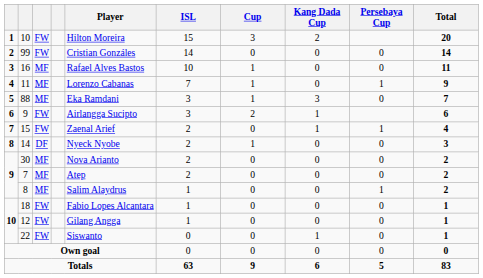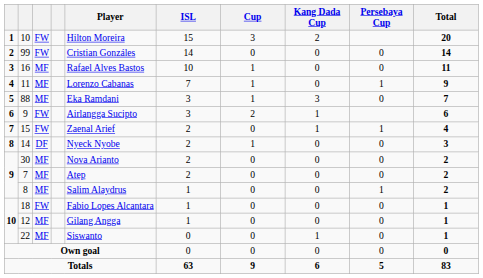(42, 220) FW -> (42, 220) MF
(42, 236) FW -> (42, 236) MF
